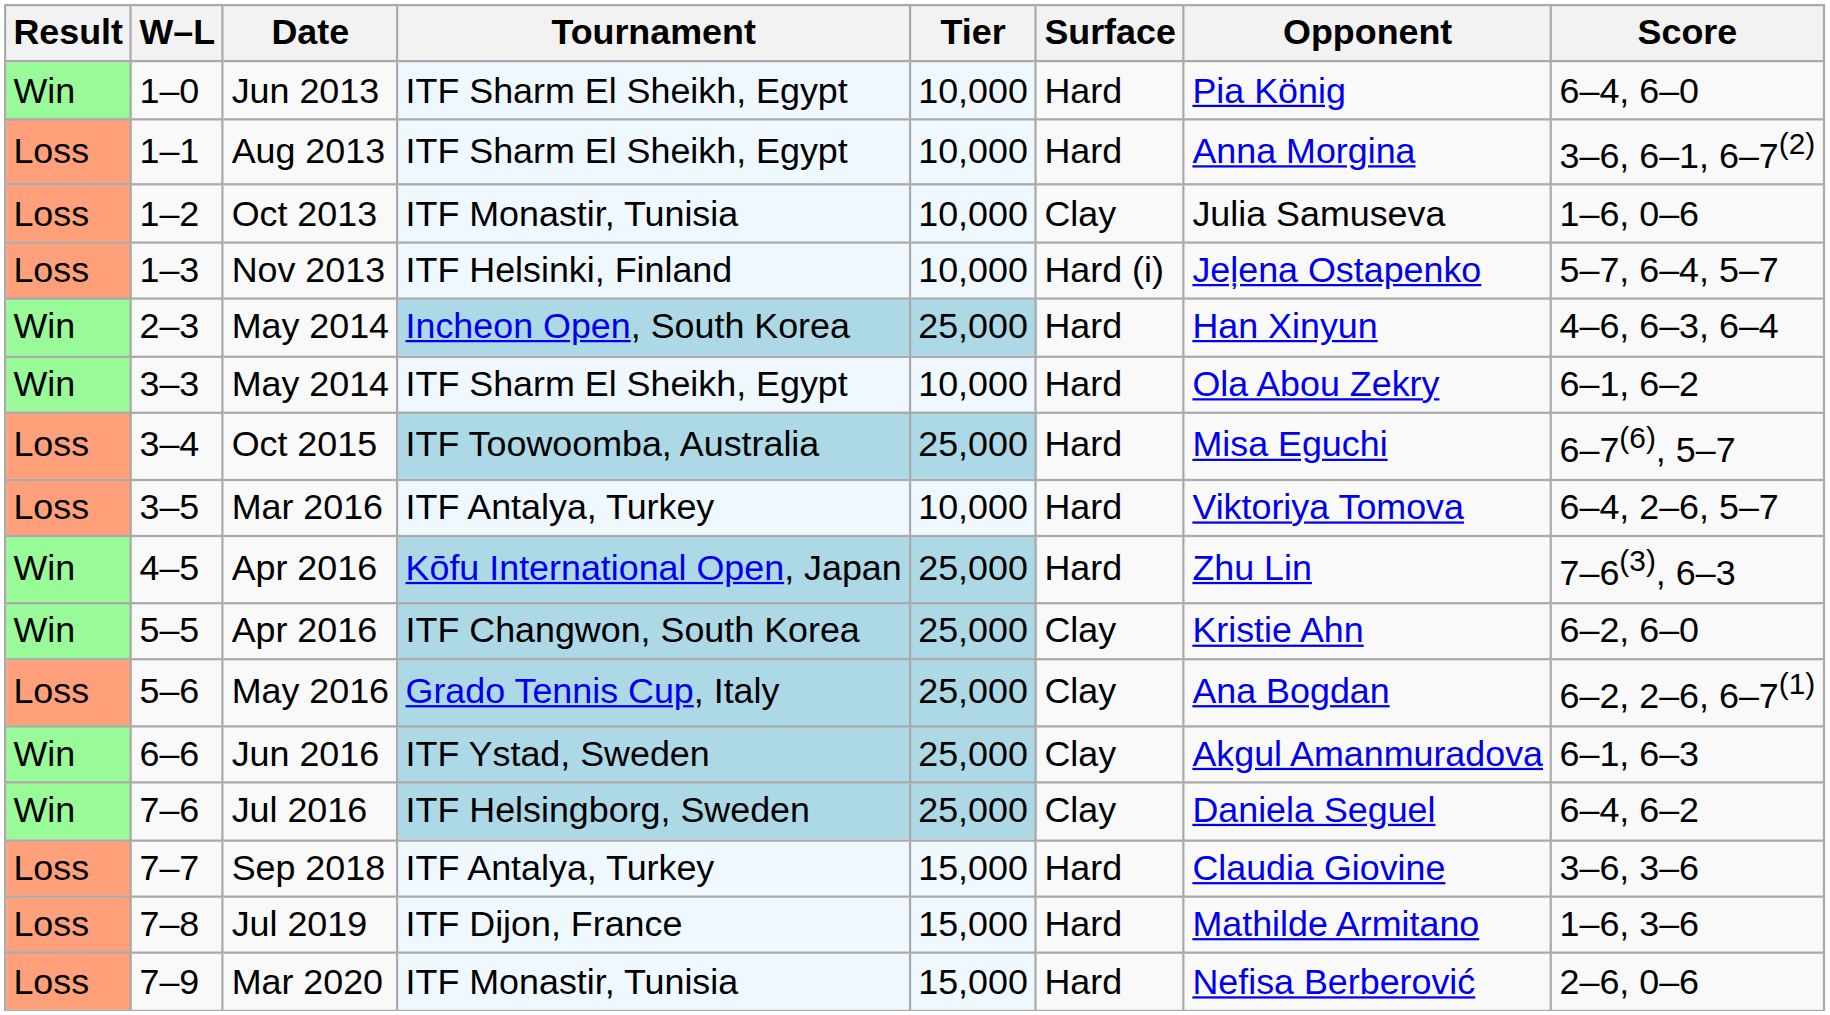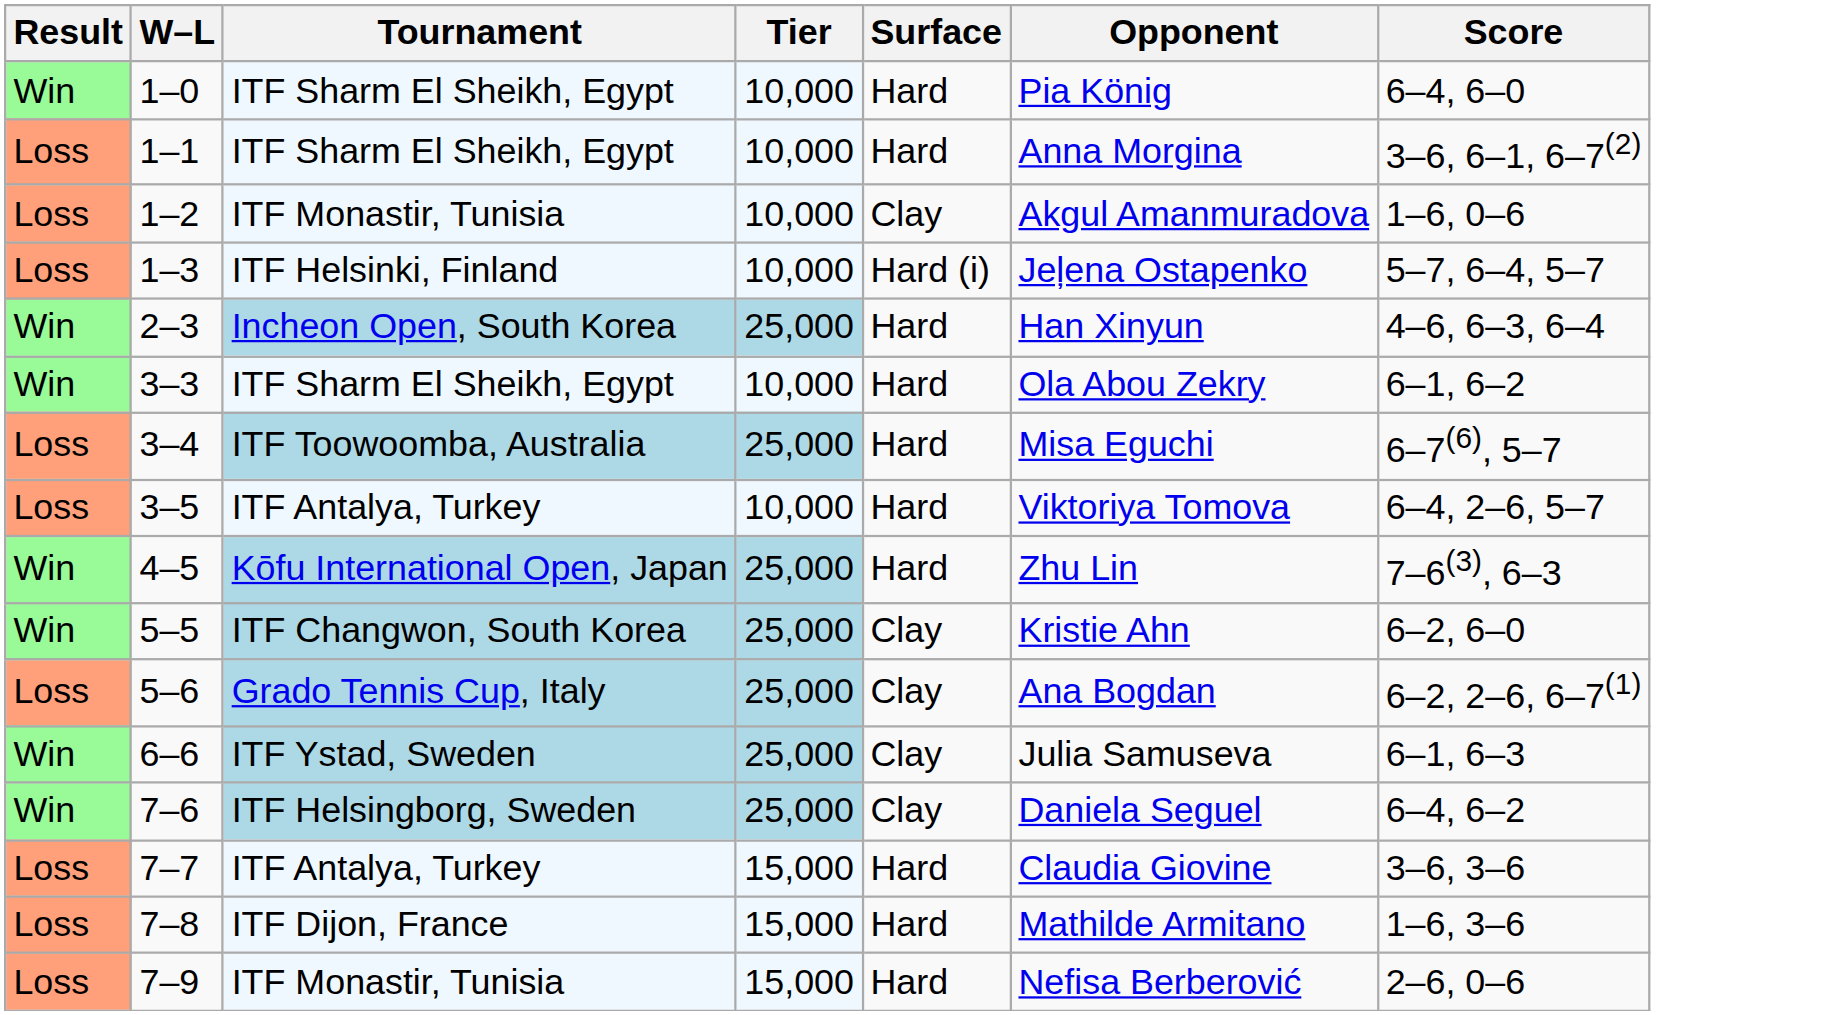- column: (310, 32)
(1319, 213) Julia Samuseva -> (1194, 213) Akgul Amanmuradova
(1368, 753) Akgul Amanmuradova -> (1145, 753) Julia Samuseva
